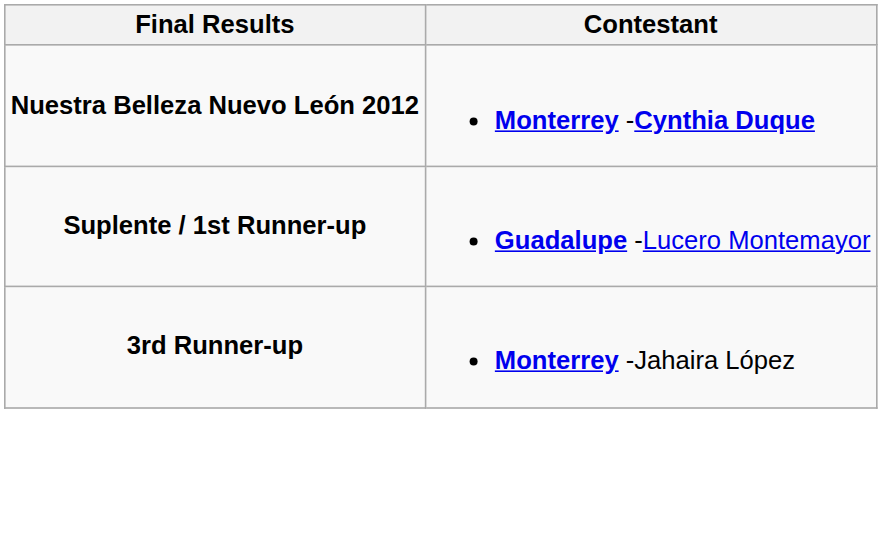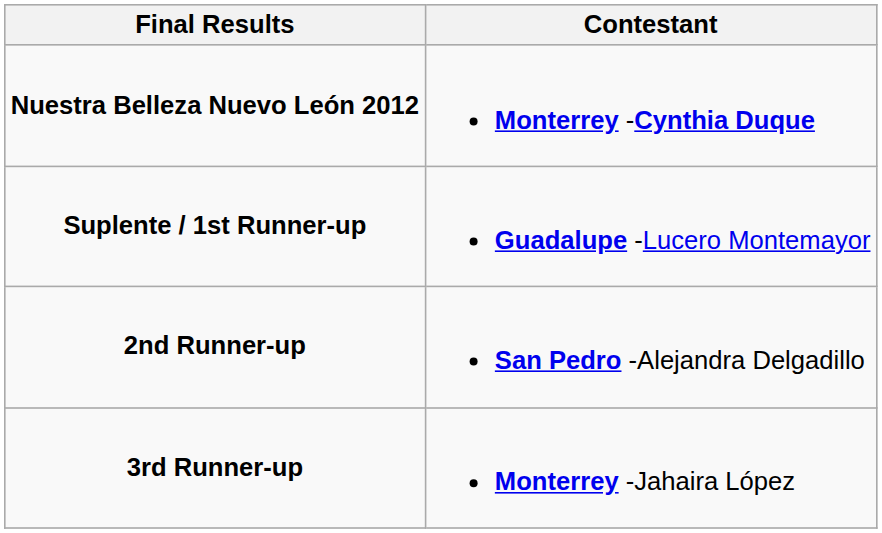+ row: (215, 346)
